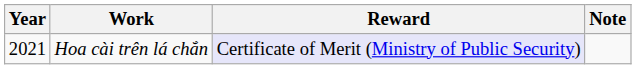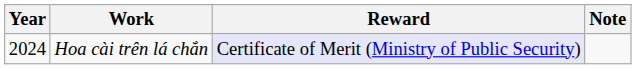(27, 48) 2021 -> (27, 48) 2024
